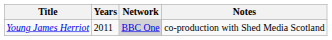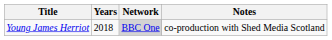(103, 27) 2011 -> (103, 27) 2018
